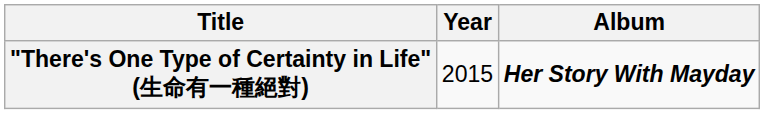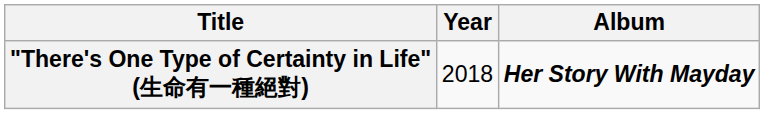(468, 74) 2015 -> (468, 74) 2018
